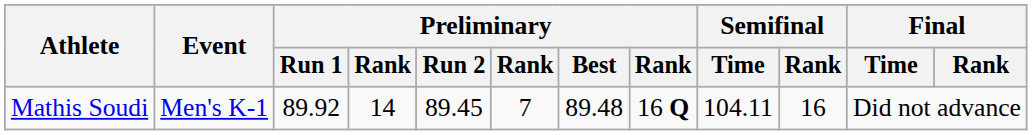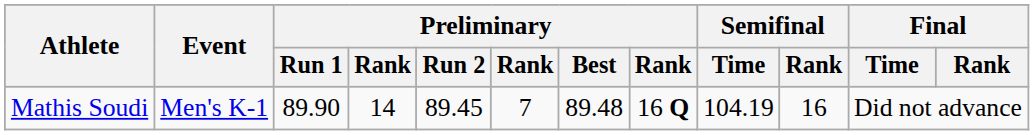(311, 108) 89.92 -> (311, 108) 89.90
(738, 108) 104.11 -> (739, 108) 104.19
